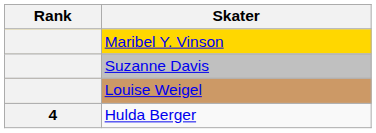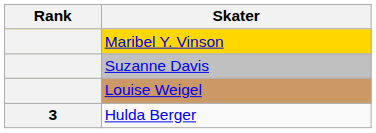(53, 115) 4 -> (53, 115) 3
